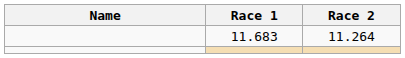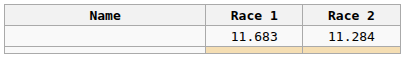(351, 36) 11.264 -> (351, 36) 11.284
